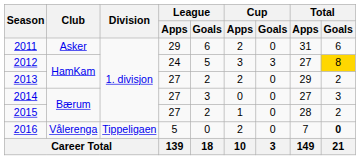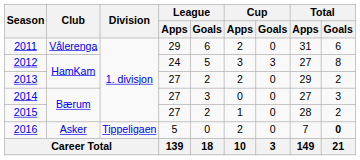(73, 46) Asker -> (73, 46) Vålerenga
(338, 63) gold background -> (338, 63) no background
(73, 130) Vålerenga -> (73, 130) Asker
